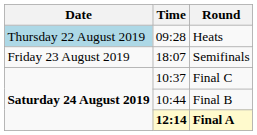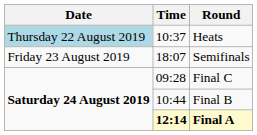(171, 36) 09:28 -> (171, 36) 10:37
(171, 78) 10:37 -> (171, 78) 09:28
